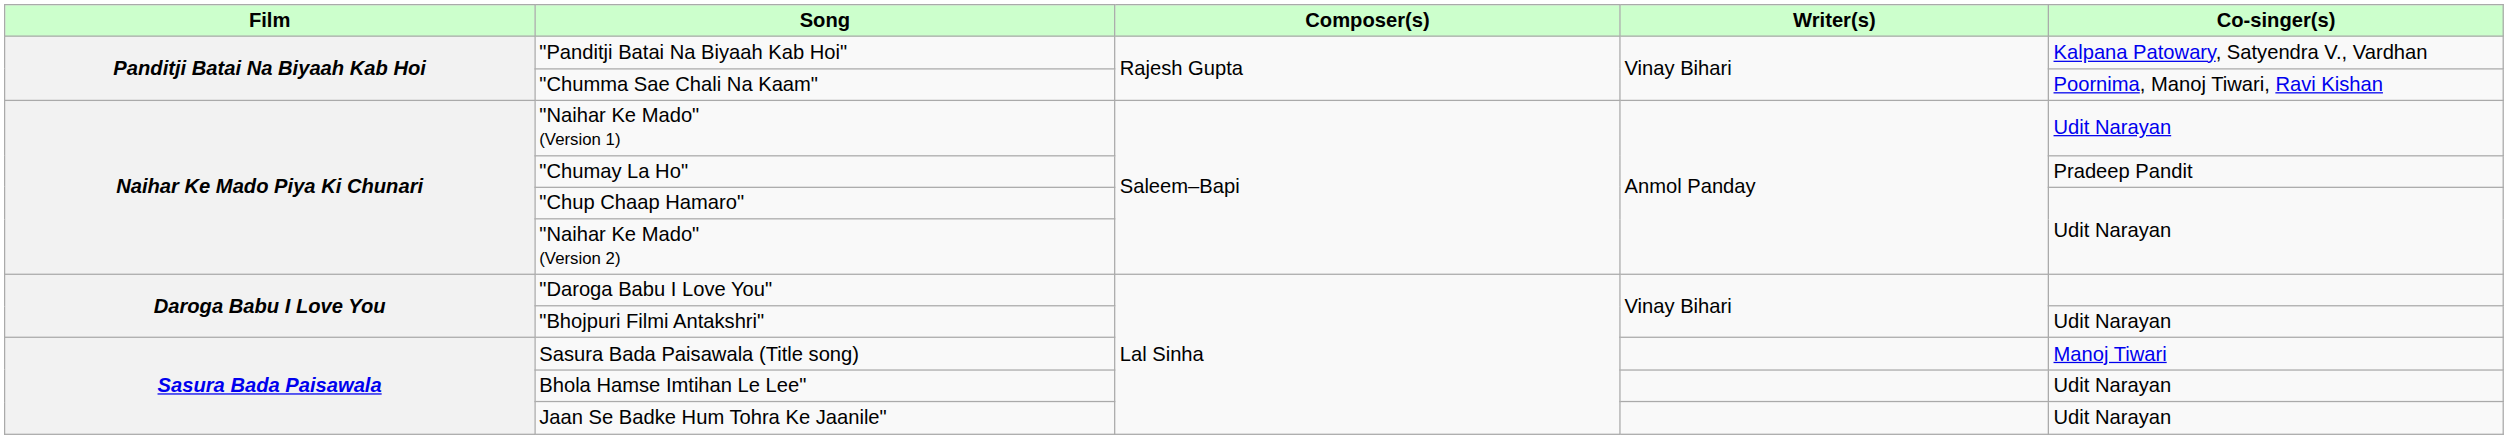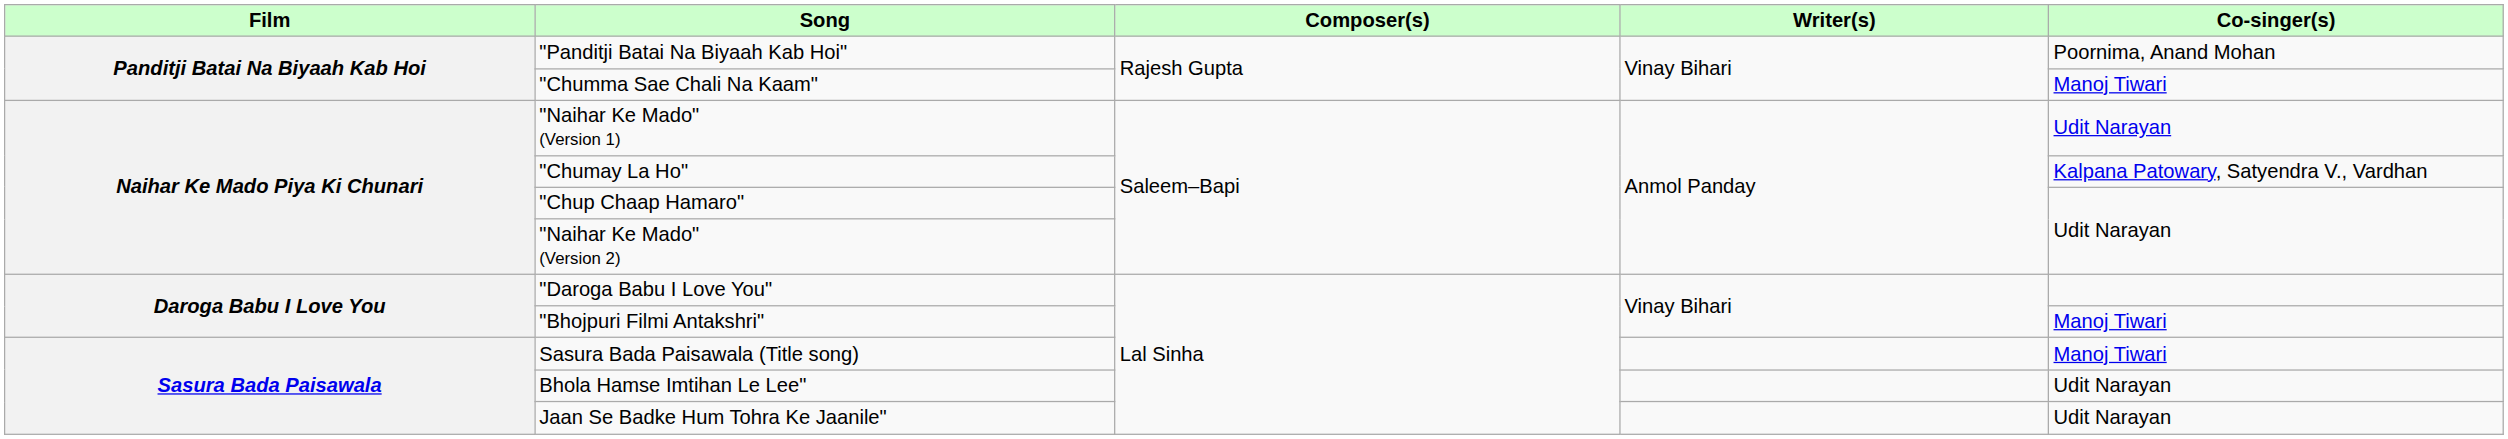(2241, 52) Kalpana Patowary, Satyendra V., Vardhan -> (2164, 52) Poornima, Anand Mohan
(2218, 84) Poornima, Manoj Tiwari, Ravi Kishan -> (2110, 84) Manoj Tiwari
(2123, 171) Pradeep Pandit -> (2241, 171) Kalpana Patowary, Satyendra V., Vardhan
(2112, 321) Udit Narayan -> (2110, 321) Manoj Tiwari
